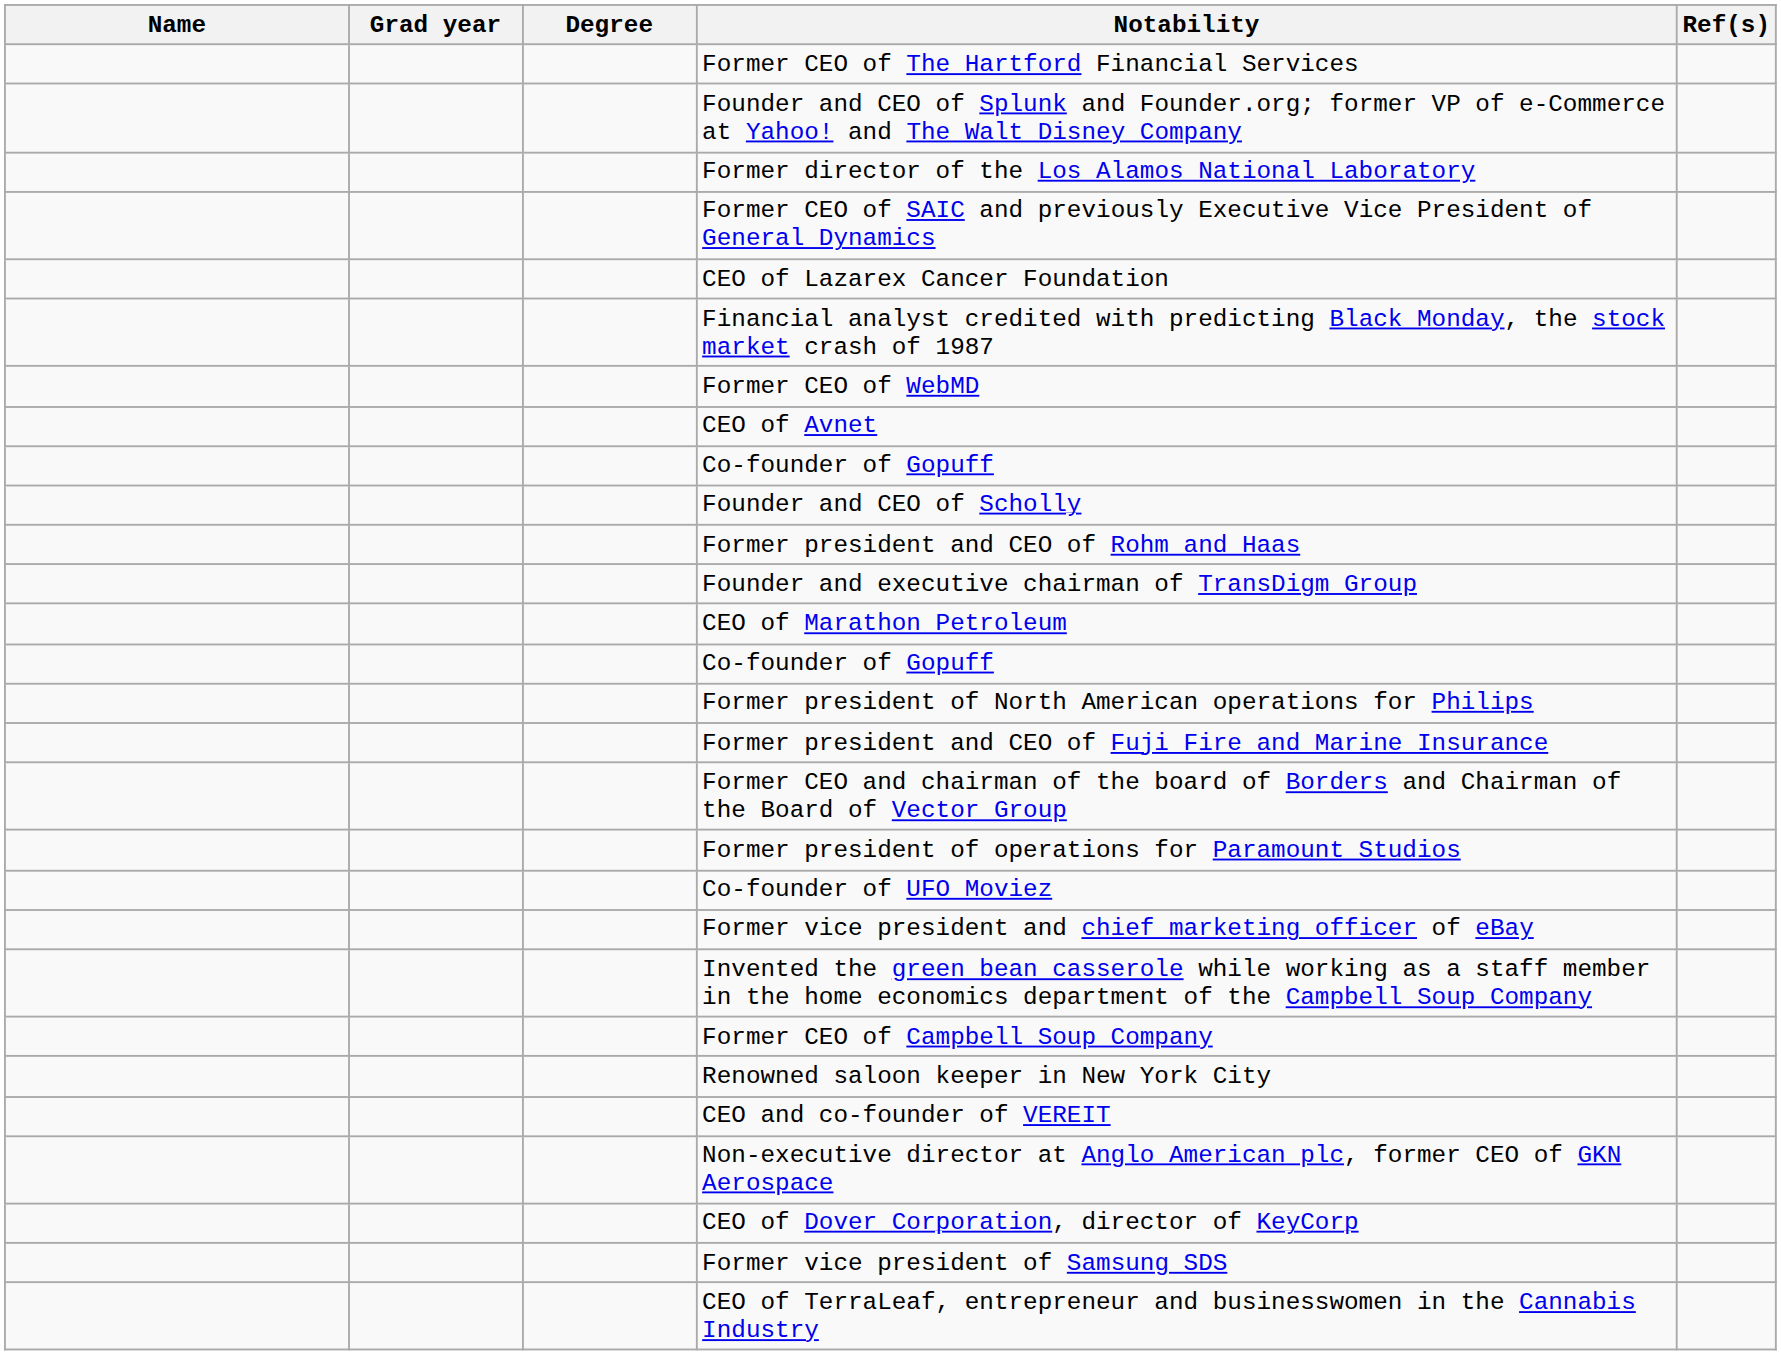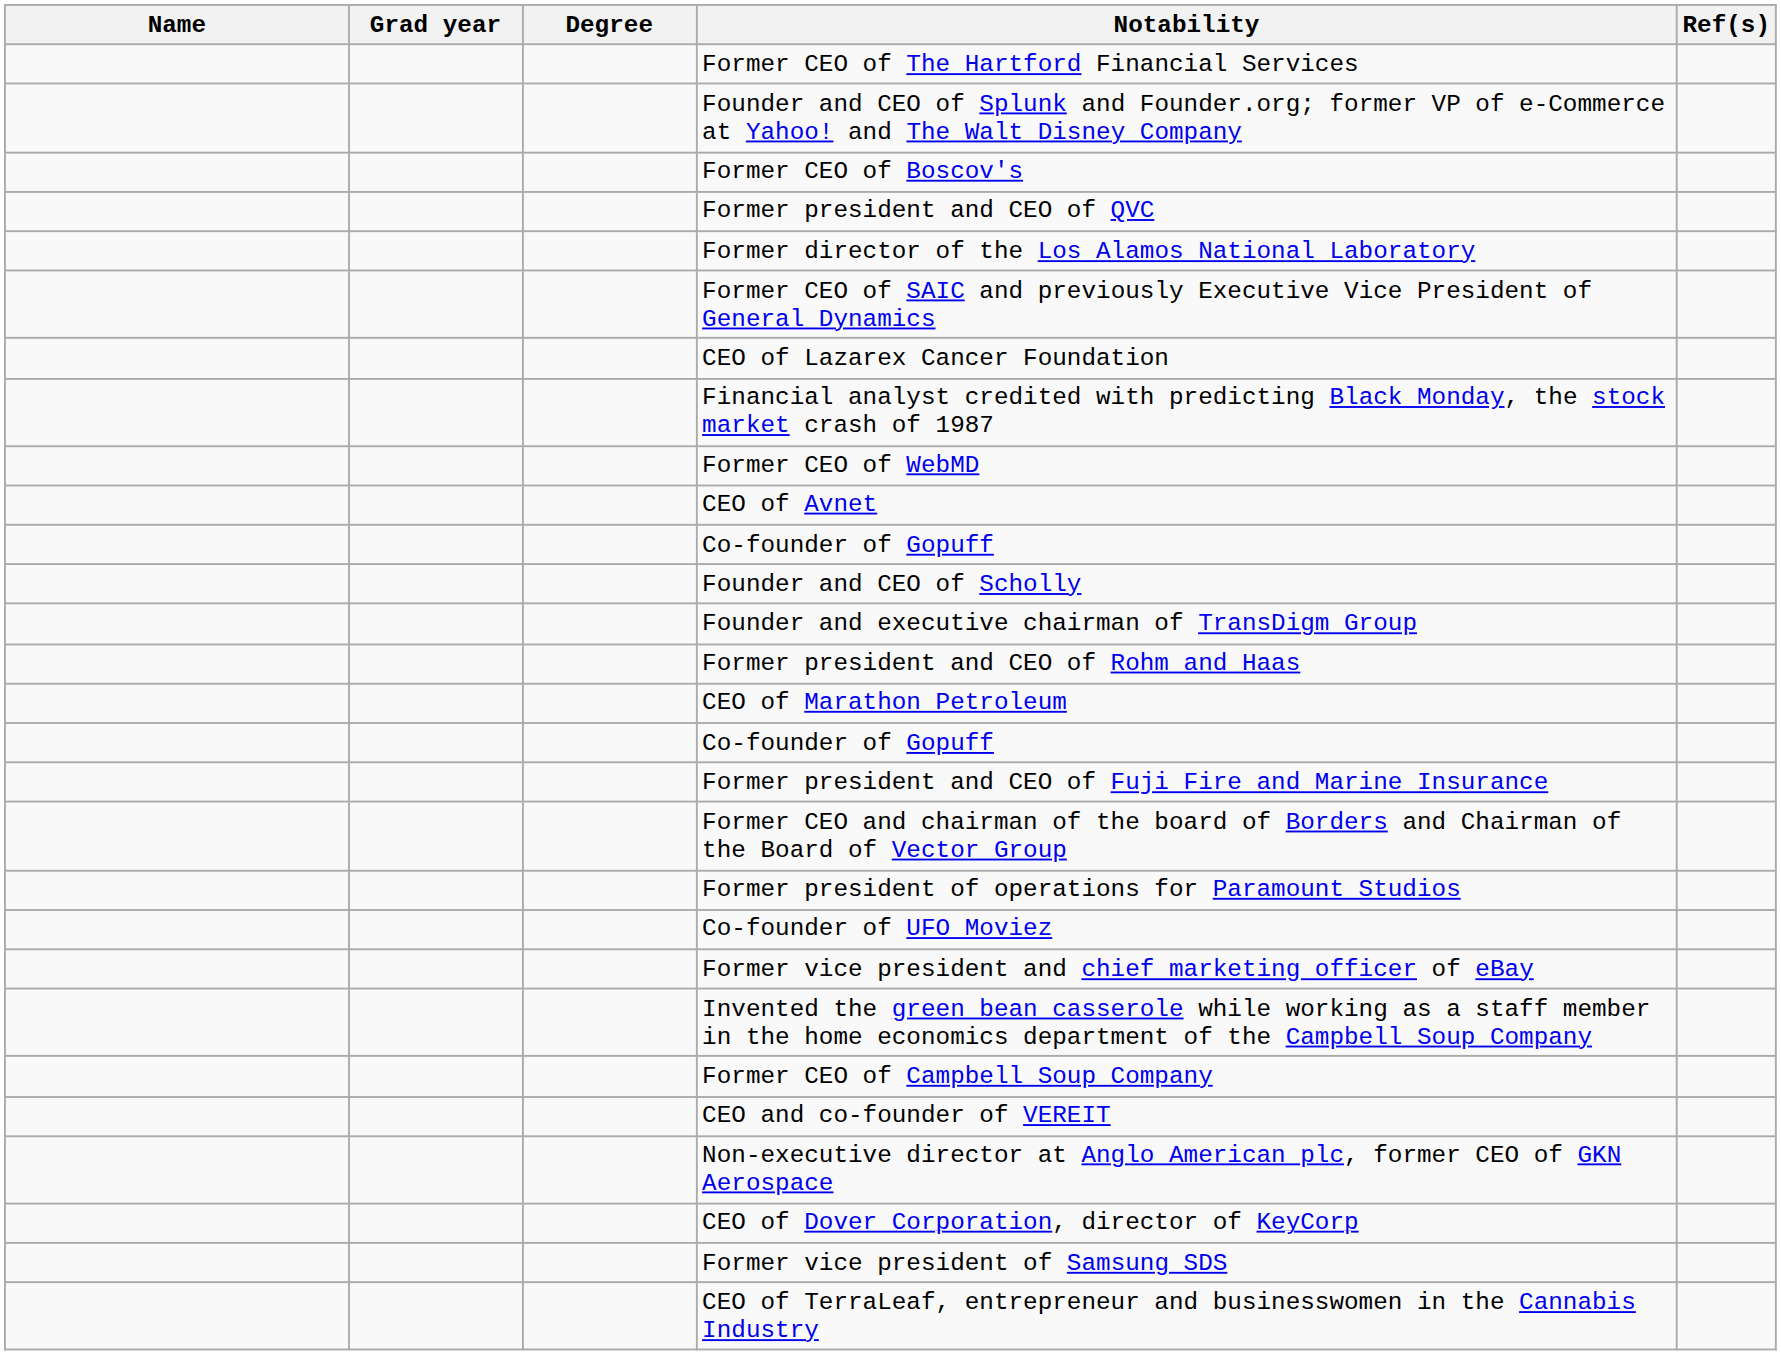+ row: (177, 172)
+ row: (177, 211)
rows swapped: (177, 545) <-> (177, 584)
- row: (177, 703)
- row: (177, 1076)
